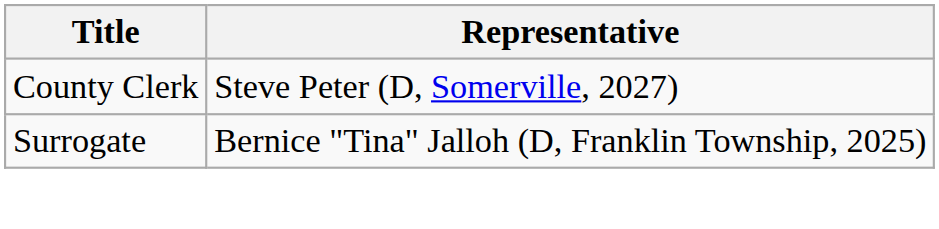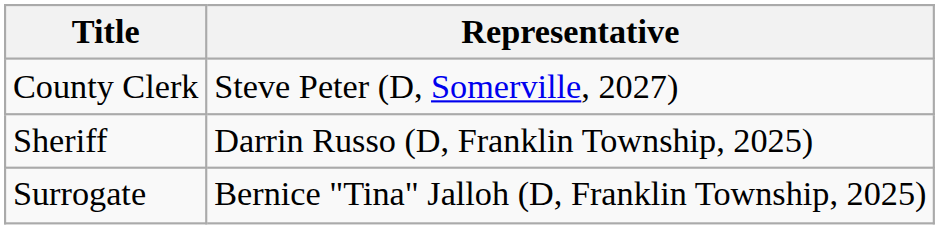+ row: (60, 140)
